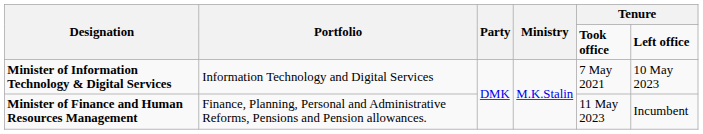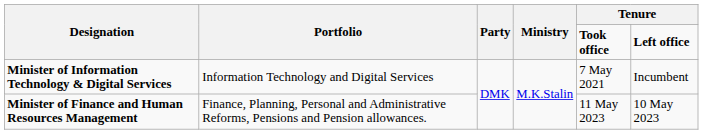(653, 76) 10 May 2023 -> (661, 76) Incumbent
(661, 111) Incumbent -> (653, 111) 10 May 2023
